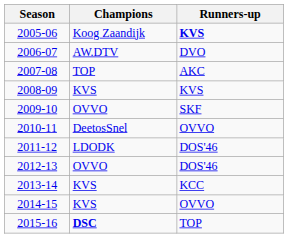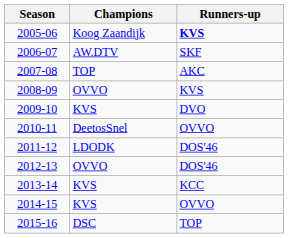(192, 52) DVO -> (190, 52) SKF
(85, 90) KVS -> (90, 90) OVVO
(90, 109) OVVO -> (85, 109) KVS
(190, 109) SKF -> (192, 109) DVO
(85, 223) bold -> (84, 223) normal
